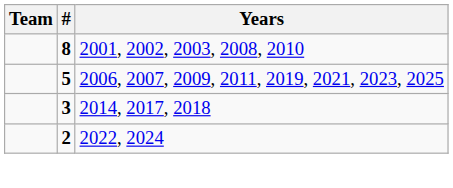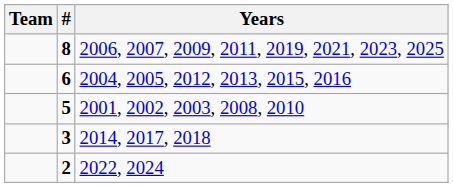(192, 49) 2001, 2002, 2003, 2008, 2010 -> (262, 49) 2006, 2007, 2009, 2011, 2019, 2021, 2023, 2025
+ row: (66, 78)
(262, 78) 2006, 2007, 2009, 2011, 2019, 2021, 2023, 2025 -> (192, 108) 2001, 2002, 2003, 2008, 2010
